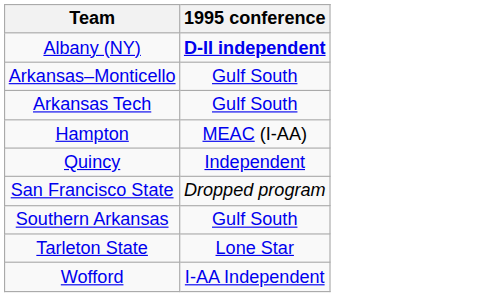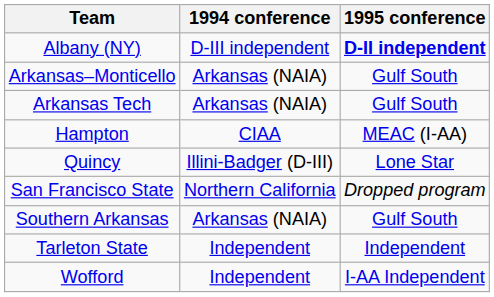+ column: (260, 18)
(255, 162) Independent -> (415, 162) Lone Star
(255, 248) Lone Star -> (415, 248) Independent
